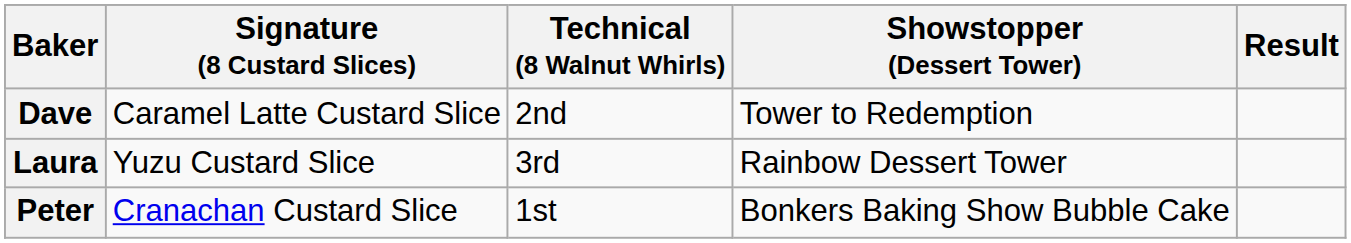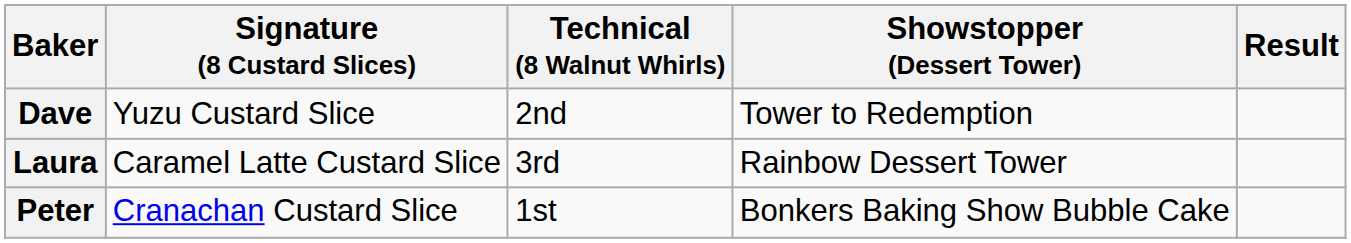(307, 113) Caramel Latte Custard Slice -> (244, 113) Yuzu Custard Slice
(244, 162) Yuzu Custard Slice -> (307, 162) Caramel Latte Custard Slice
